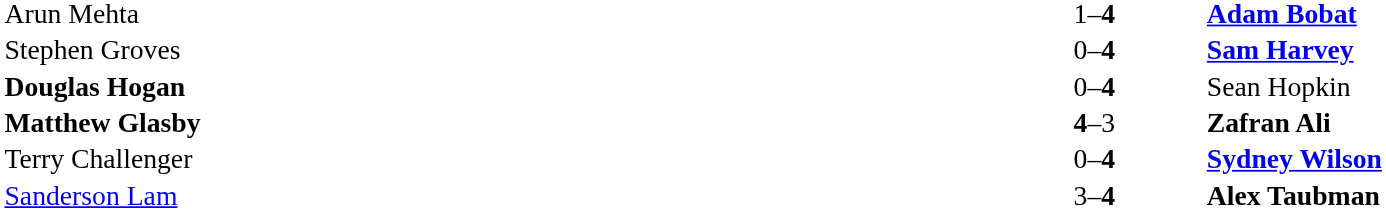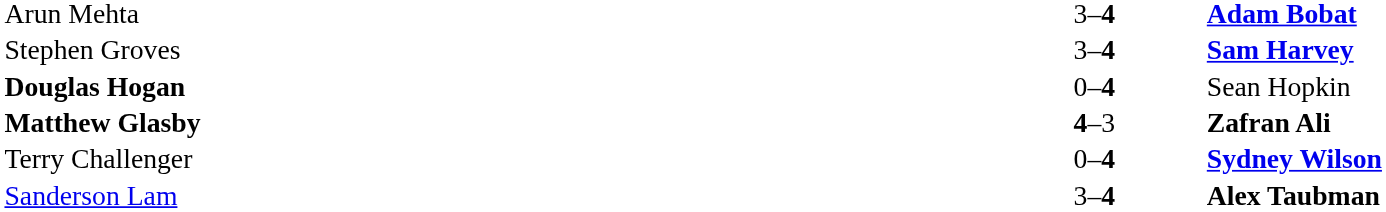(1094, 13) 1–4 -> (1094, 13) 3–4
(1094, 50) 0–4 -> (1094, 50) 3–4
